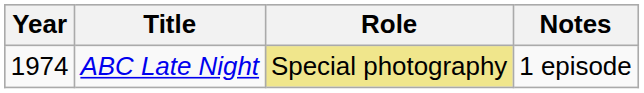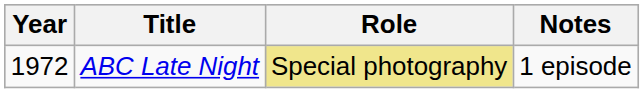(40, 66) 1974 -> (40, 66) 1972
